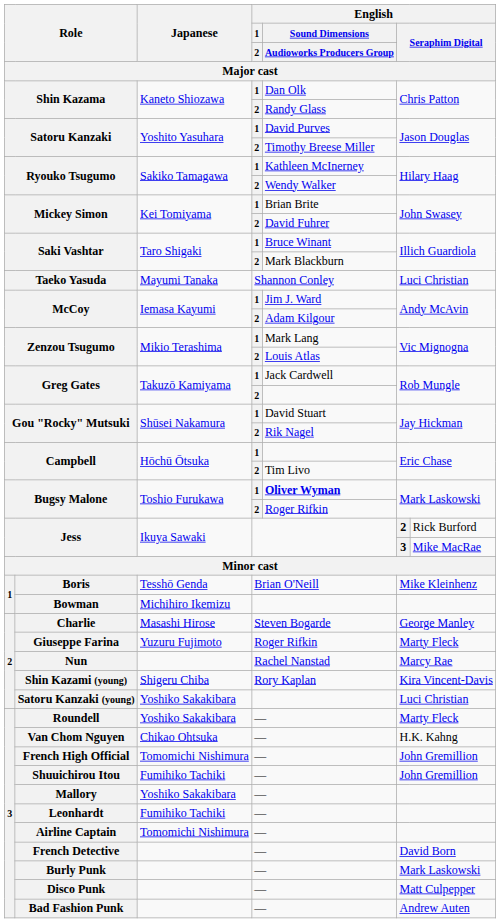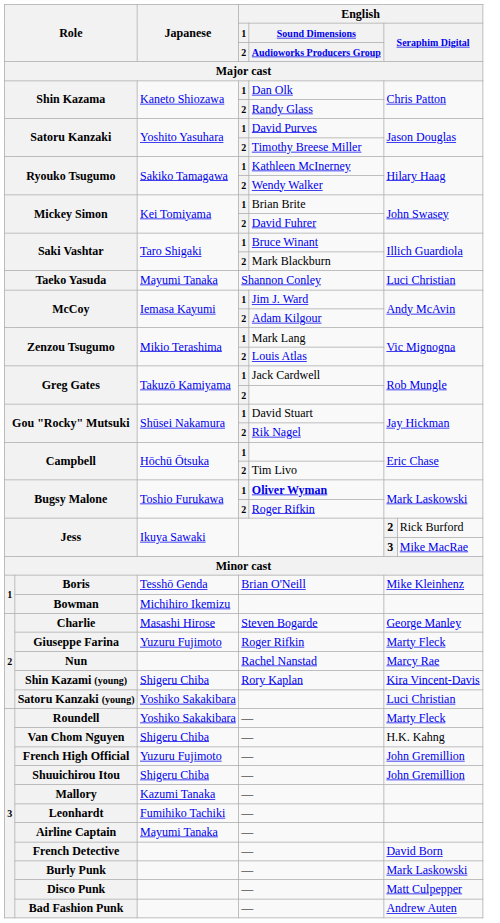(179, 737) Chikao Ohtsuka -> (174, 737) Shigeru Chiba
(194, 756) Tomomichi Nishimura -> (181, 756) Yuzuru Fujimoto
(183, 775) Fumihiko Tachiki -> (174, 775) Shigeru Chiba
(188, 794) Yoshiko Sakakibara -> (178, 794) Kazumi Tanaka
(194, 832) Tomomichi Nishimura -> (179, 832) Mayumi Tanaka
